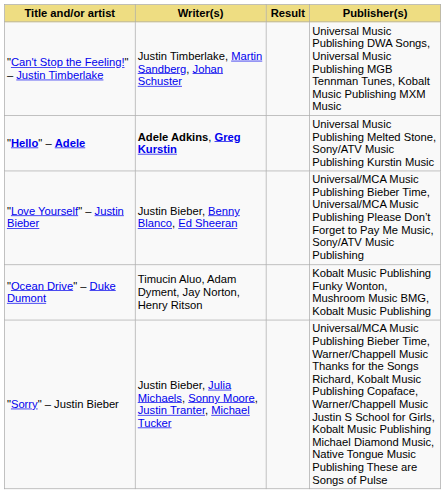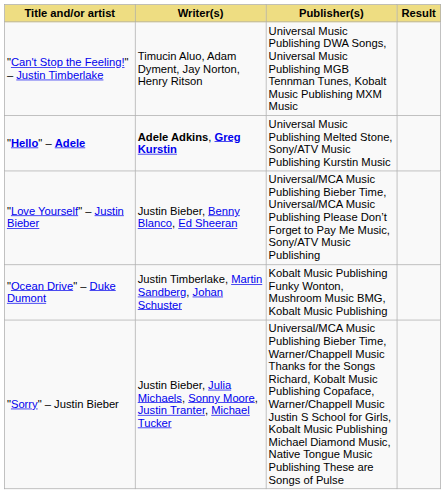columns swapped: (375, 13) <-> (288, 13)
(200, 68) Justin Timberlake, Martin Sandberg, Johan Schuster -> (189, 68) Timucin Aluo, Adam Dyment, Jay Norton, Henry Ritson
(189, 292) Timucin Aluo, Adam Dyment, Jay Norton, Henry Ritson -> (200, 292) Justin Timberlake, Martin Sandberg, Johan Schuster
